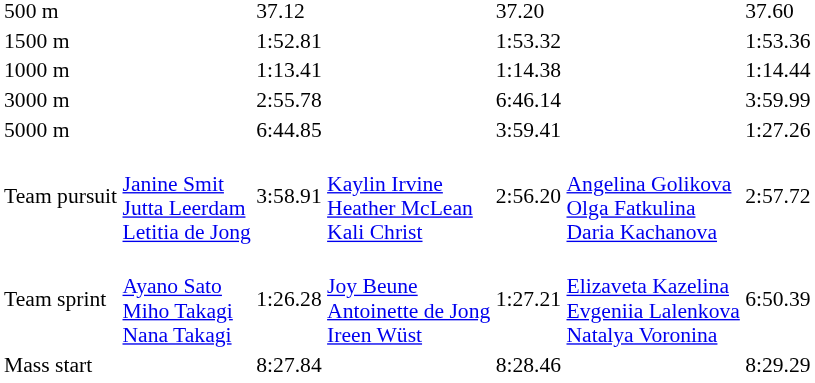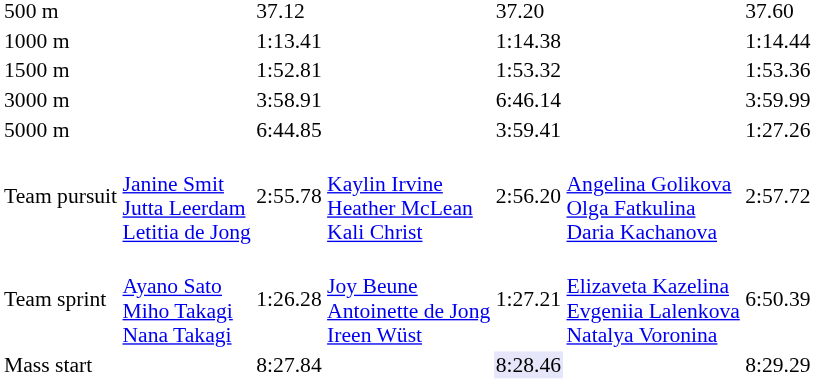rows swapped: (37, 70) <-> (37, 40)
(289, 100) 2:55.78 -> (289, 100) 3:58.91
(289, 195) 3:58.91 -> (289, 195) 2:55.78
(528, 364) no background -> (528, 364) lavender background
